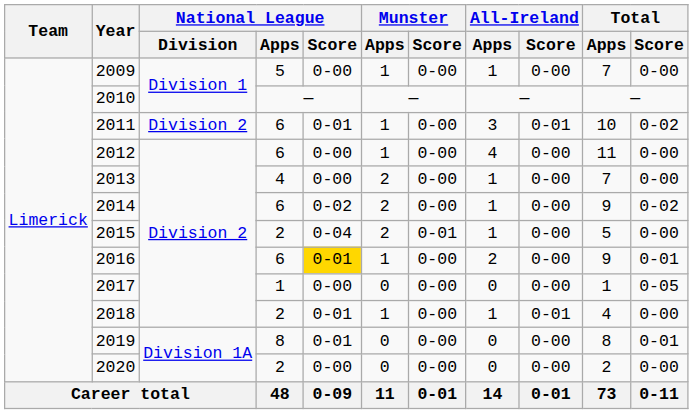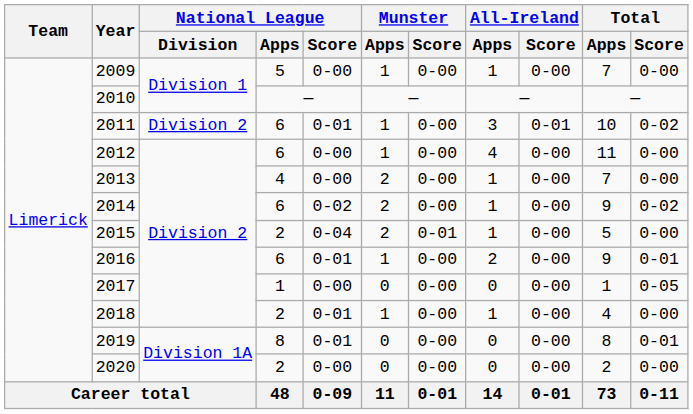(332, 260) gold background -> (332, 260) no background
(551, 314) 0-01 -> (551, 314) 0-00
